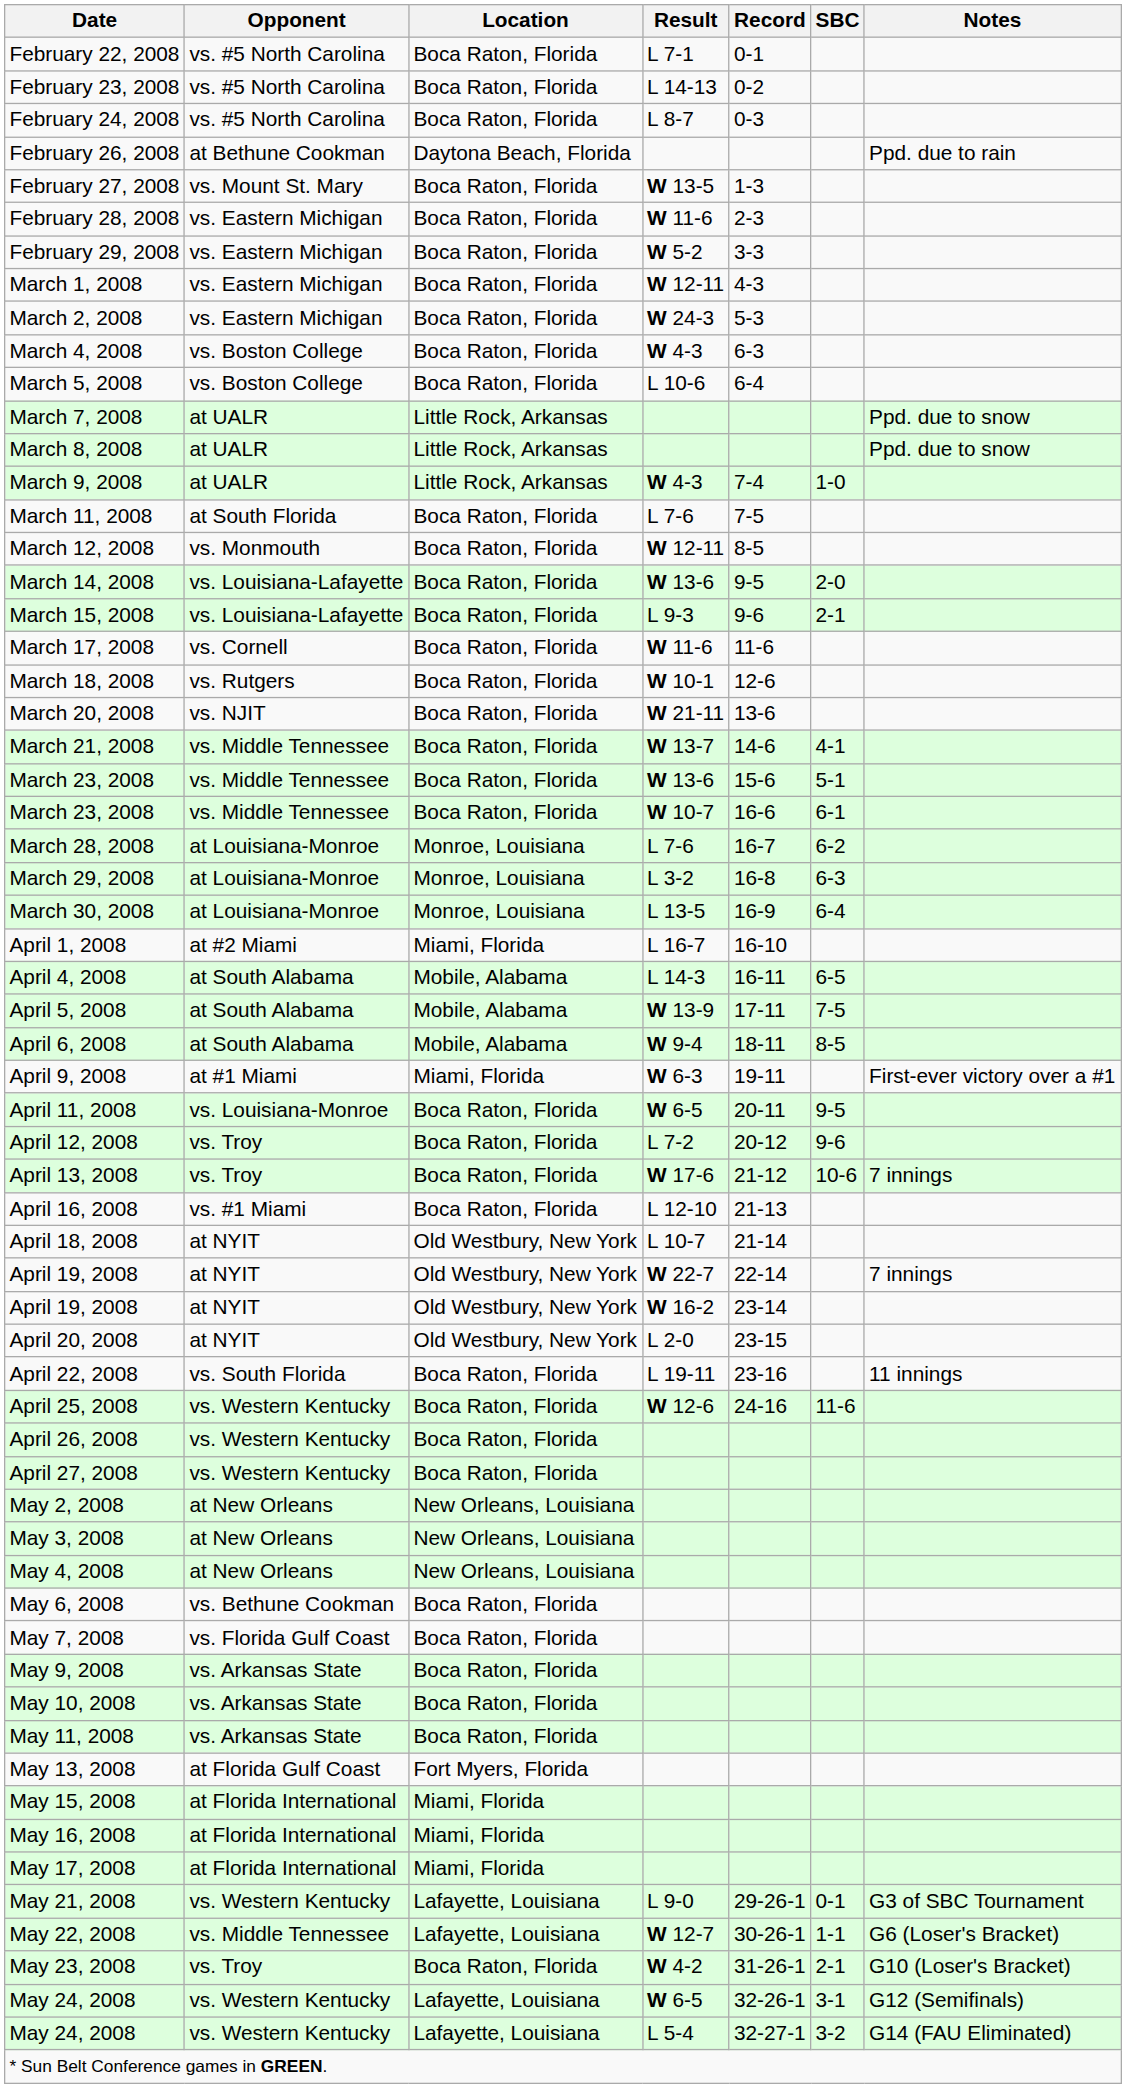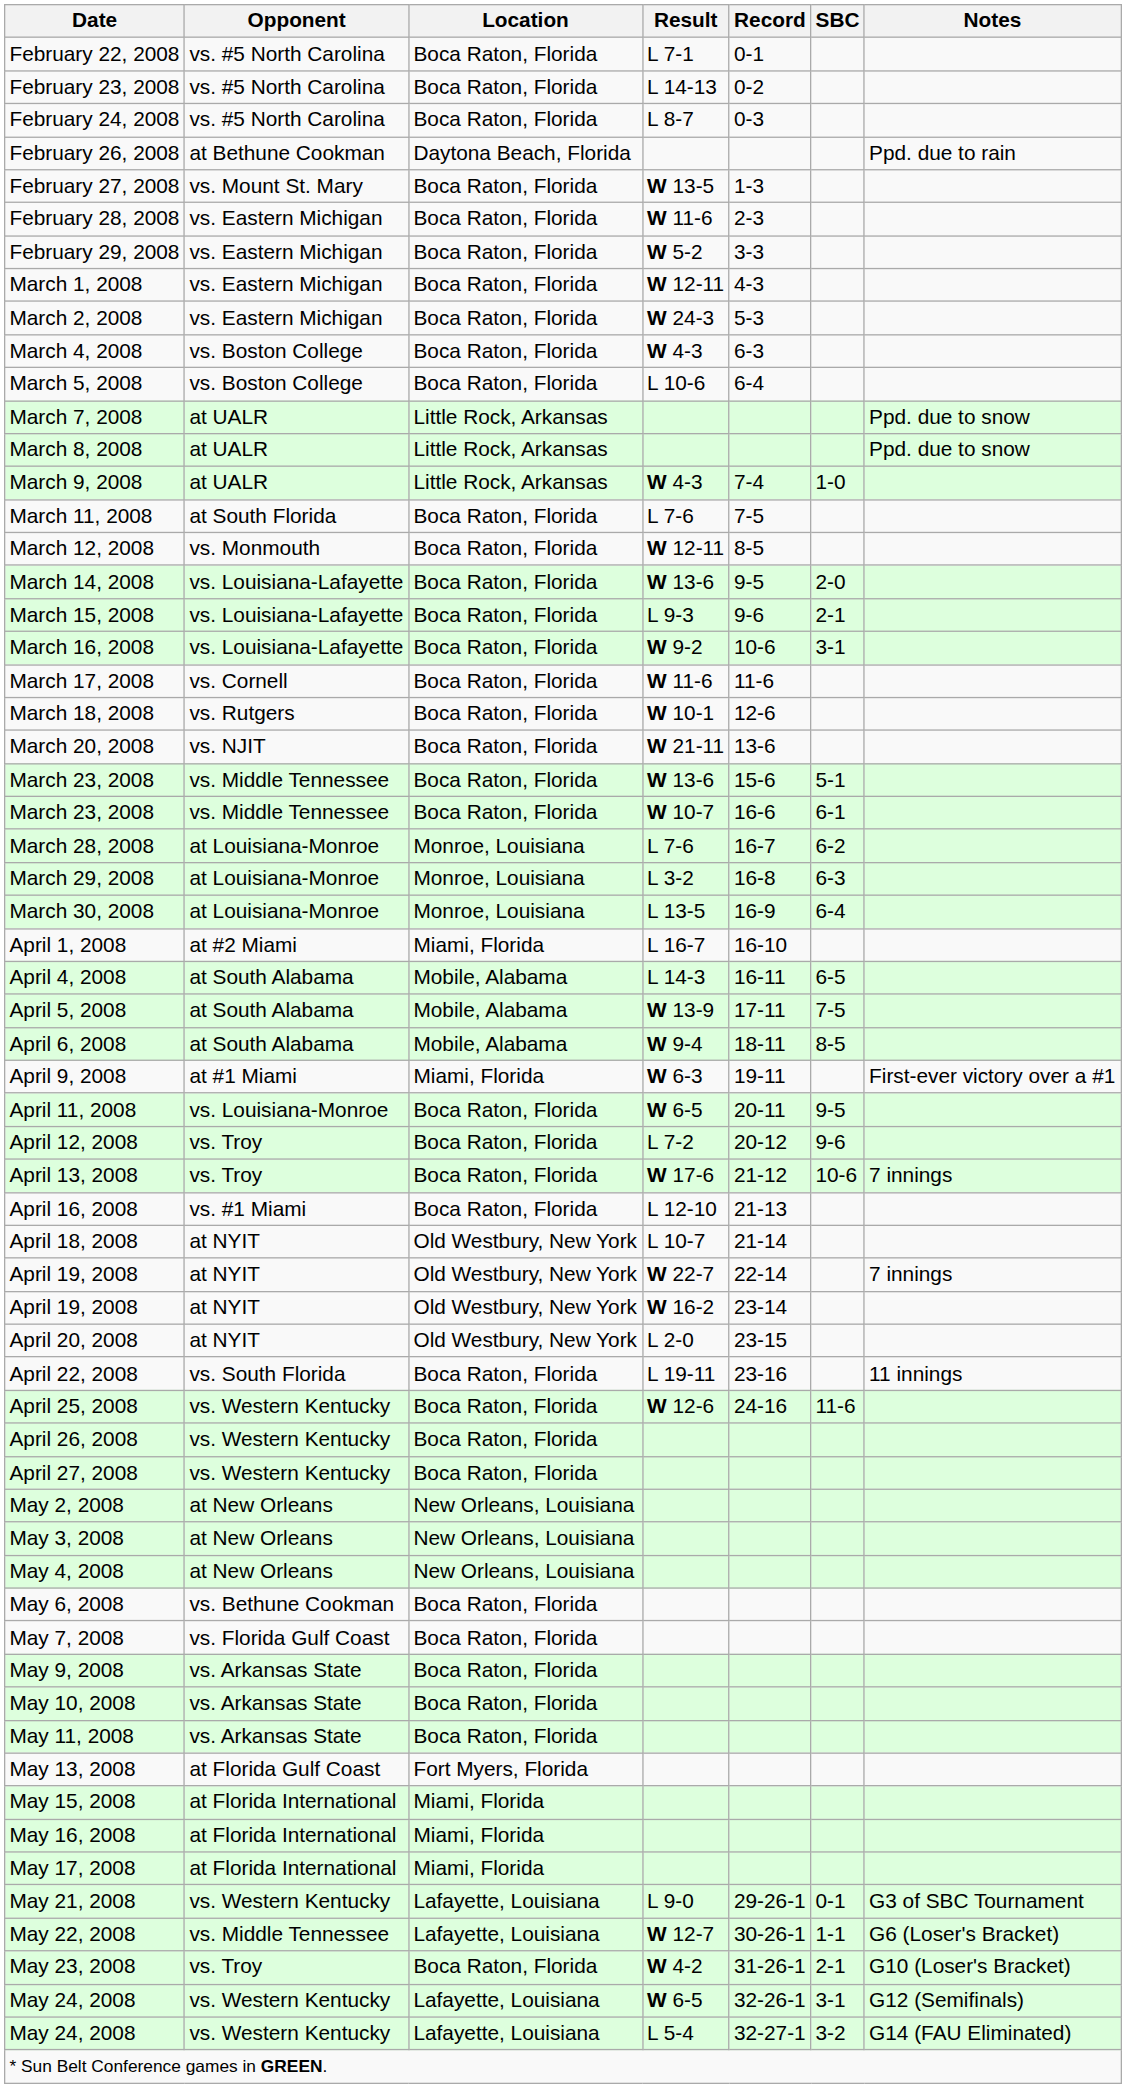+ row: (82, 647)
- row: (82, 746)
